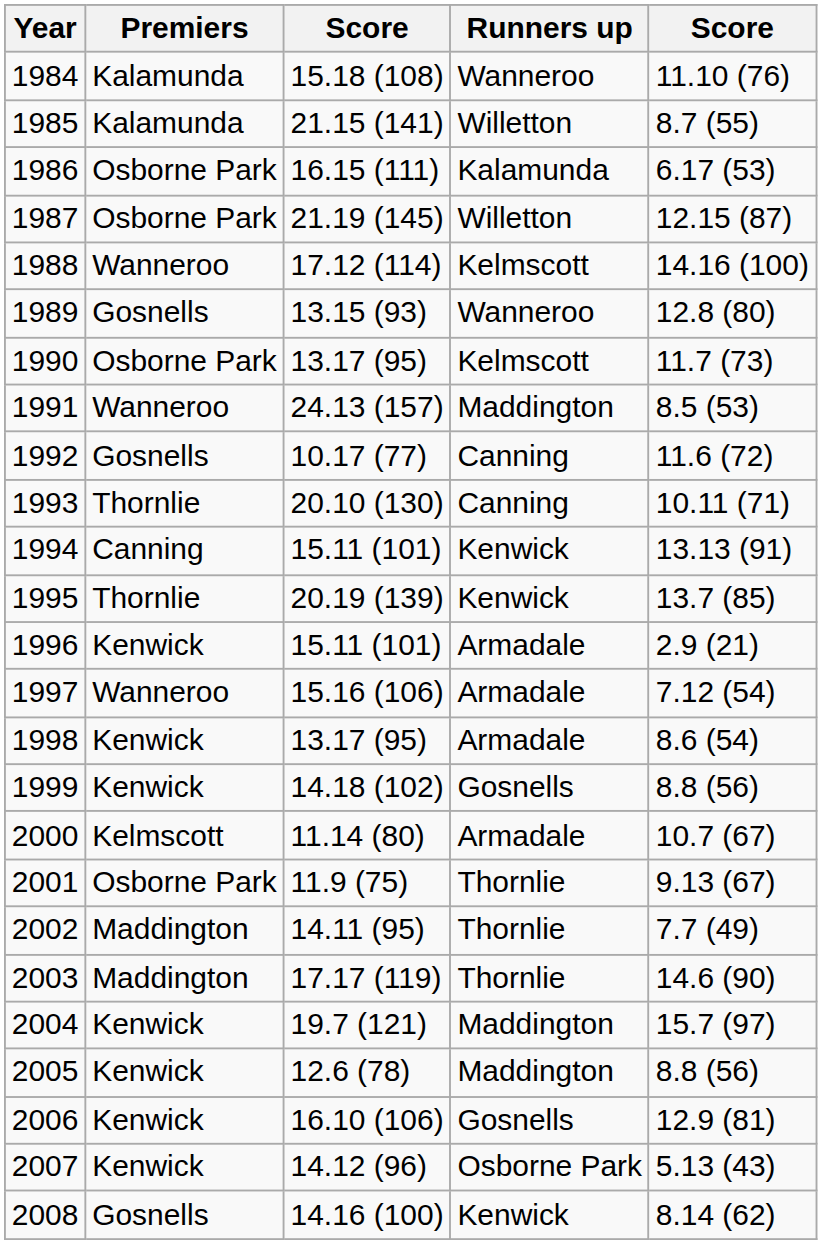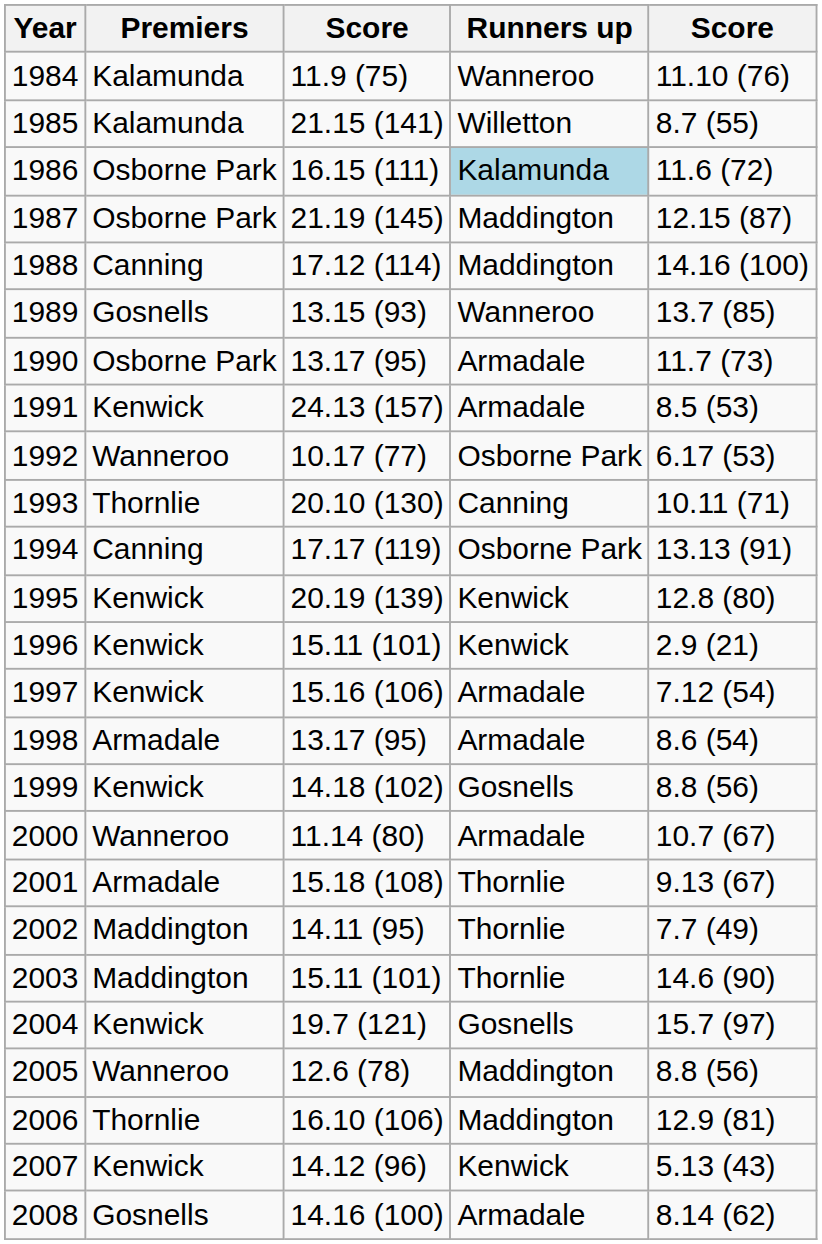(367, 75) 15.18 (108) -> (349, 75) 11.9 (75)
(533, 170) no background -> (533, 170) lightblue background
(716, 170) 6.17 (53) -> (715, 170) 11.6 (72)
(515, 218) Willetton -> (536, 218) Maddington
(161, 265) Wanneroo -> (148, 265) Canning
(523, 265) Kelmscott -> (536, 265) Maddington
(716, 312) 12.8 (80) -> (716, 312) 13.7 (85)
(523, 360) Kelmscott -> (521, 360) Armadale
(161, 407) Wanneroo -> (148, 407) Kenwick
(536, 407) Maddington -> (521, 407) Armadale
(150, 455) Gosnells -> (161, 455) Wanneroo
(513, 455) Canning -> (550, 455) Osborne Park
(715, 455) 11.6 (72) -> (716, 455) 6.17 (53)
(366, 550) 15.11 (101) -> (366, 550) 17.17 (119)
(513, 550) Kenwick -> (550, 550) Osborne Park
(146, 597) Thornlie -> (148, 597) Kenwick
(716, 597) 13.7 (85) -> (716, 597) 12.8 (80)
(521, 645) Armadale -> (513, 645) Kenwick
(161, 692) Wanneroo -> (148, 692) Kenwick
(148, 739) Kenwick -> (156, 739) Armadale
(158, 834) Kelmscott -> (161, 834) Wanneroo
(184, 882) Osborne Park -> (156, 882) Armadale
(349, 882) 11.9 (75) -> (367, 882) 15.18 (108)
(366, 977) 17.17 (119) -> (366, 977) 15.11 (101)
(536, 1024) Maddington -> (516, 1024) Gosnells
(148, 1072) Kenwick -> (161, 1072) Wanneroo
(148, 1119) Kenwick -> (146, 1119) Thornlie
(516, 1119) Gosnells -> (536, 1119) Maddington
(550, 1167) Osborne Park -> (513, 1167) Kenwick
(513, 1214) Kenwick -> (521, 1214) Armadale
